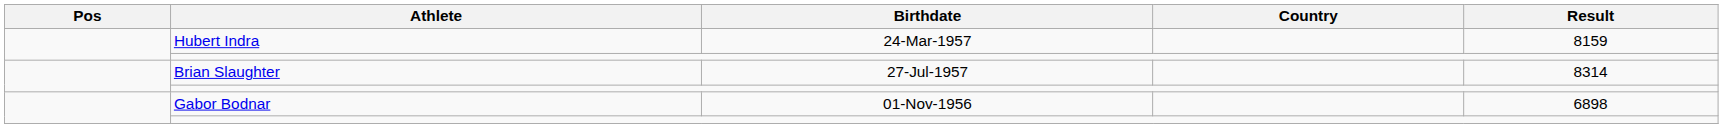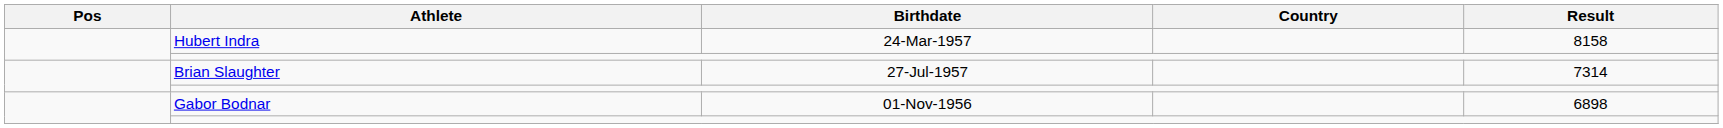(1591, 41) 8159 -> (1591, 41) 8158
(1591, 72) 8314 -> (1591, 72) 7314
